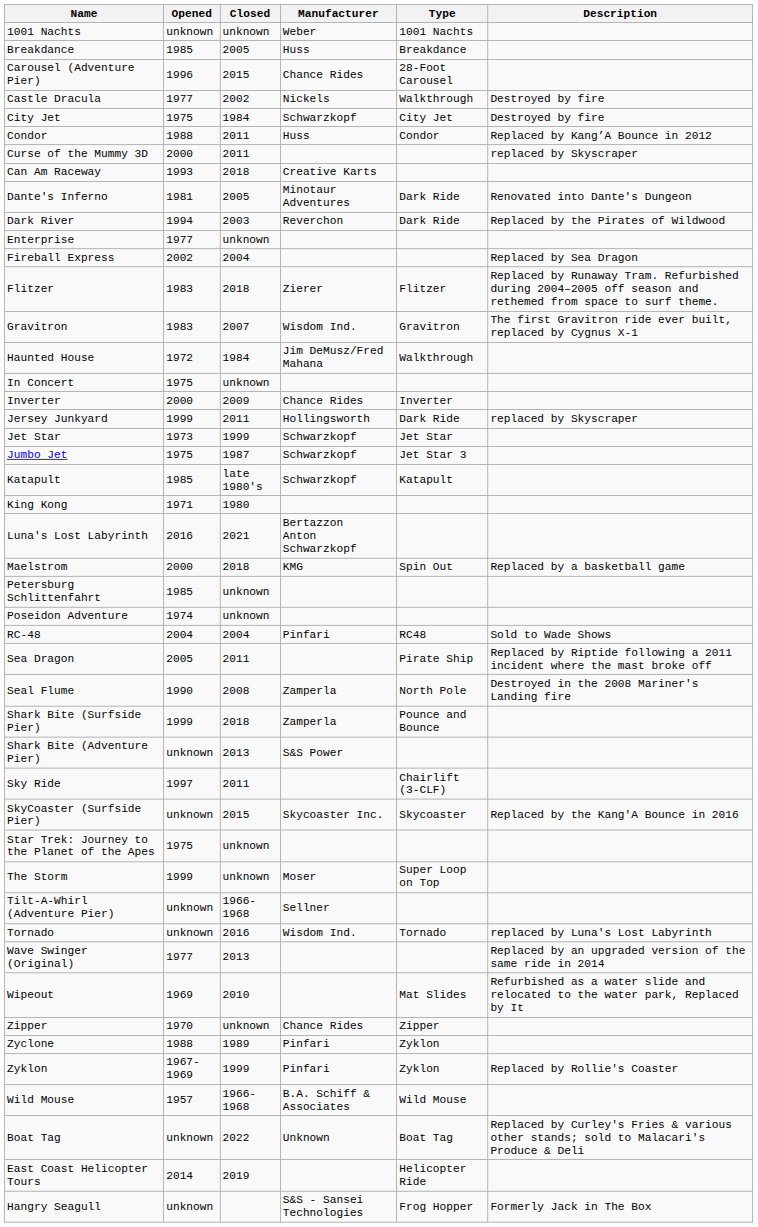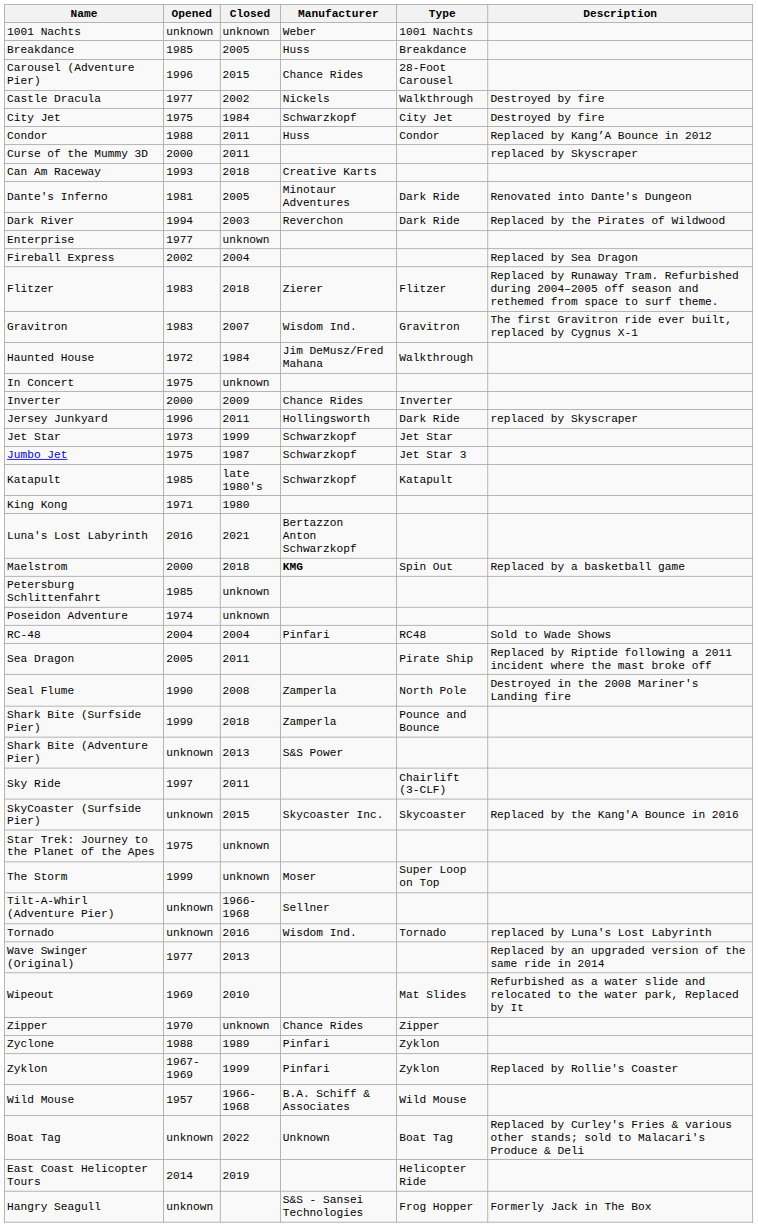(180, 419) 1999 -> (180, 419) 1996
(293, 567) normal -> (293, 567) bold
